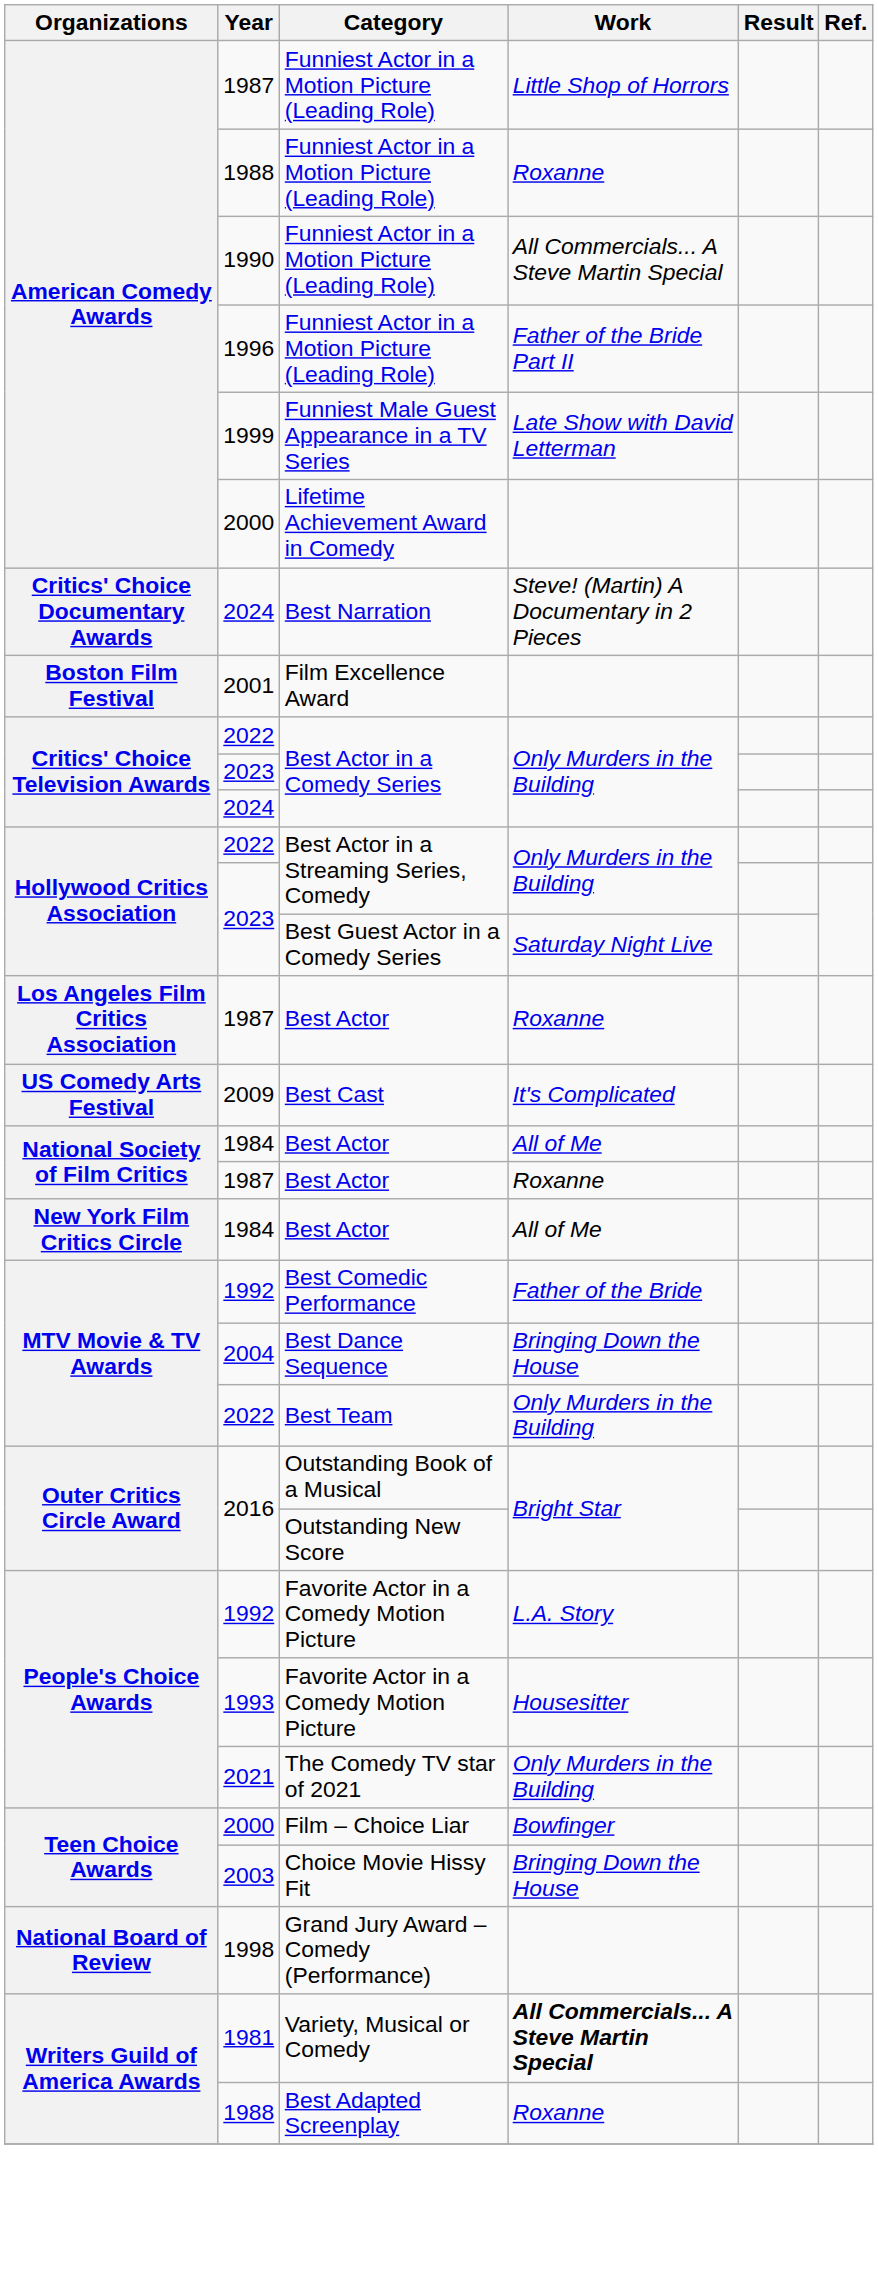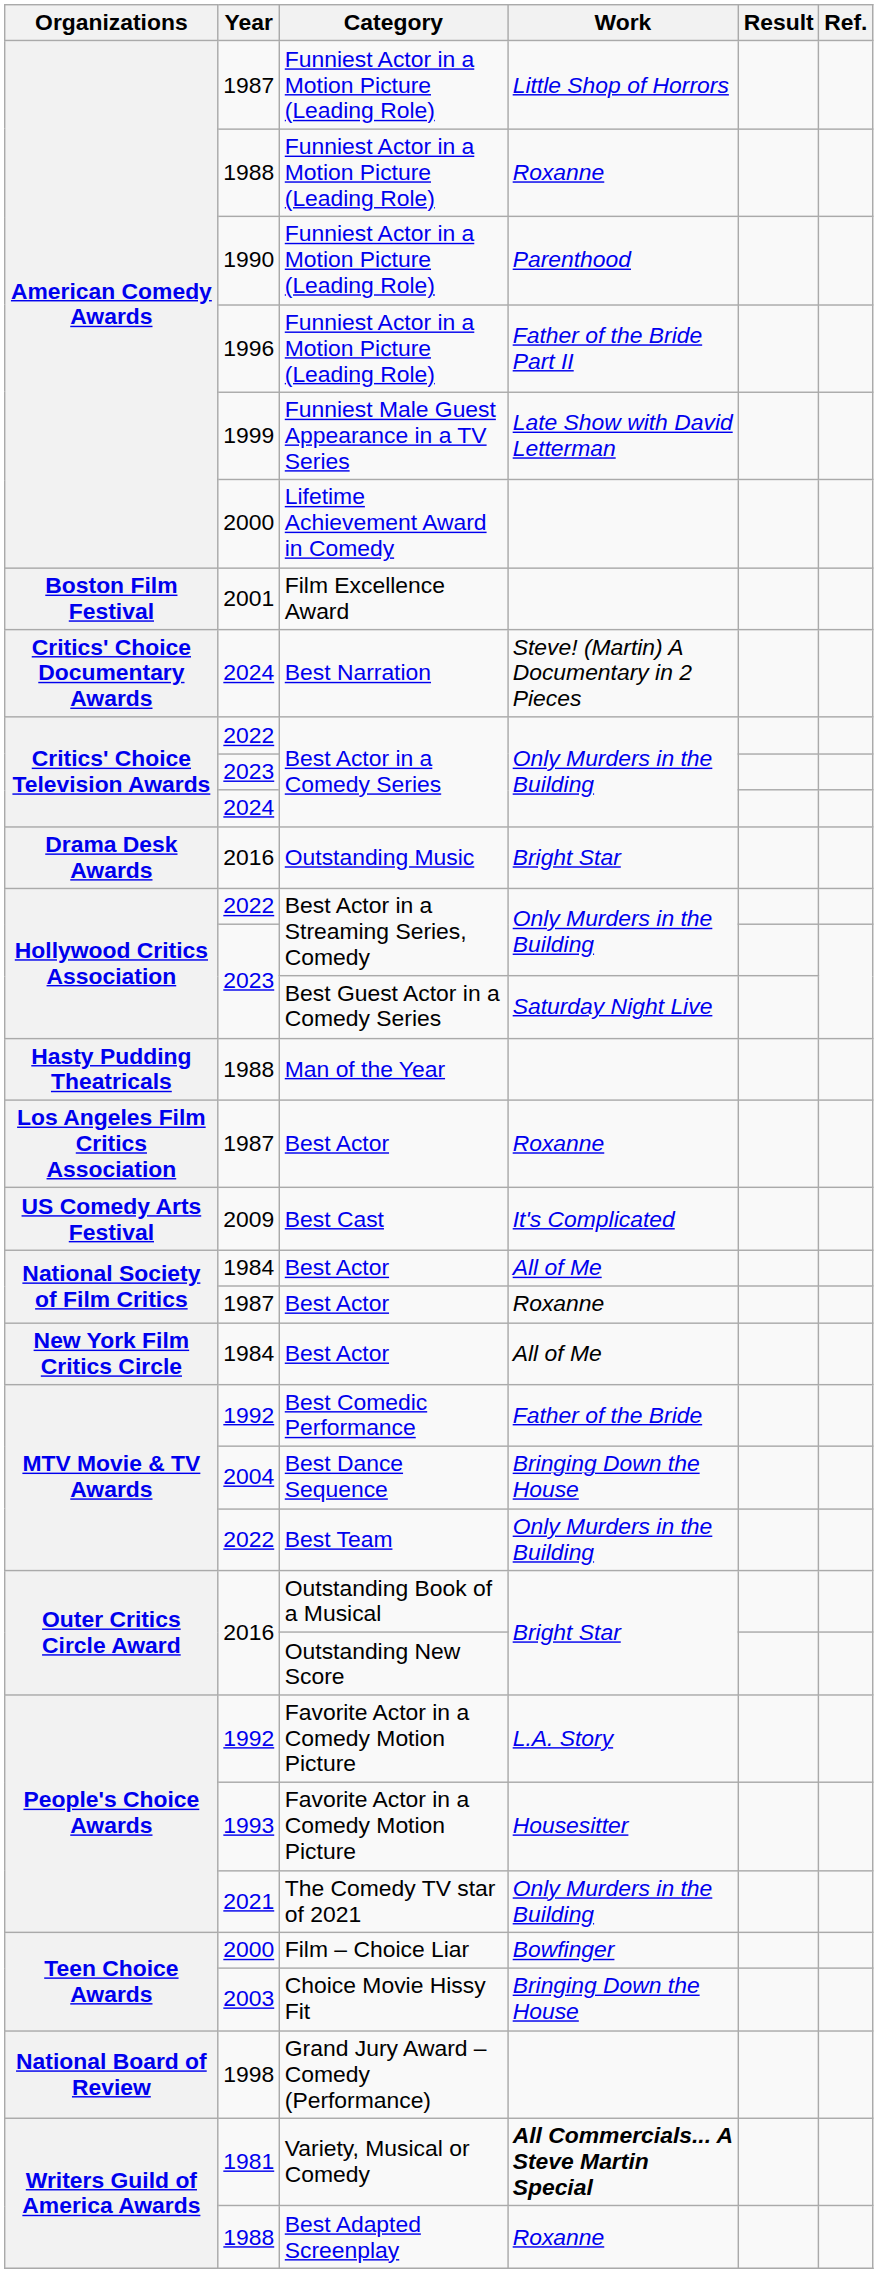(618, 260) All Commercials... A Steve Martin Special -> (572, 260) Parenthood
rows swapped: (249, 686) <-> (249, 611)
+ row: (249, 857)
+ row: (249, 1068)
